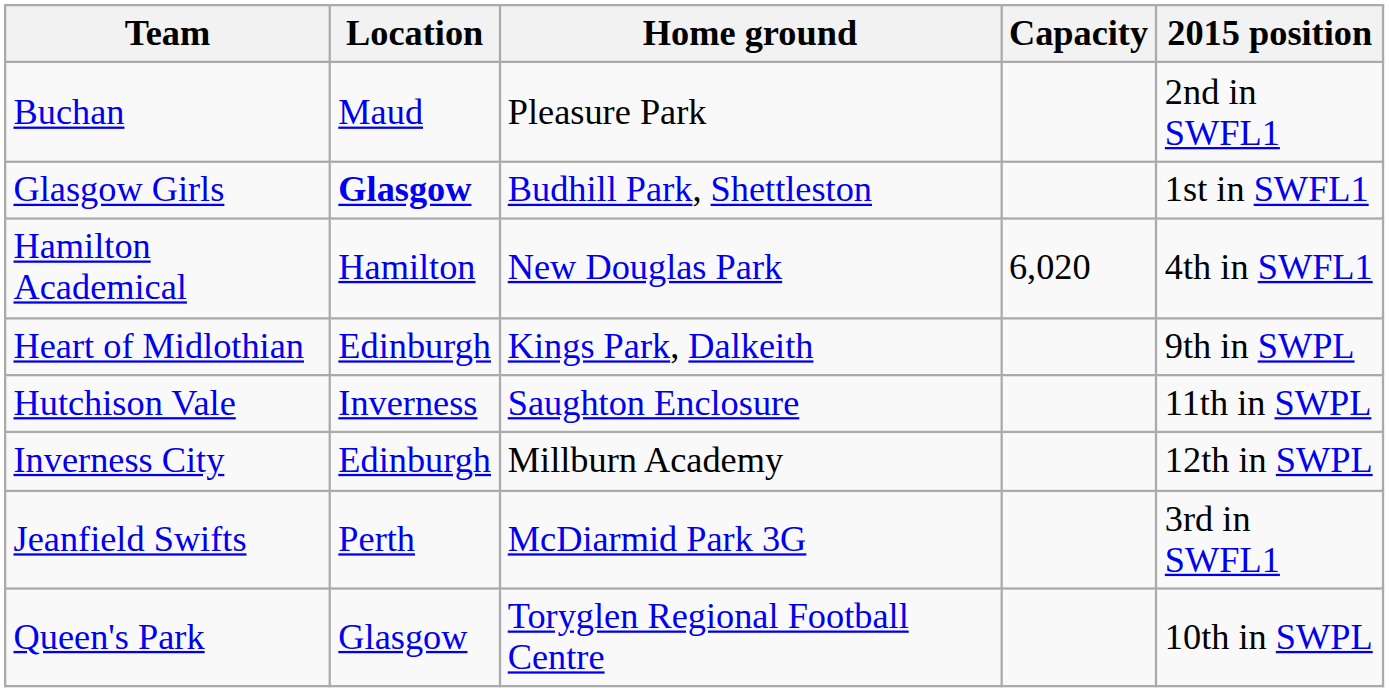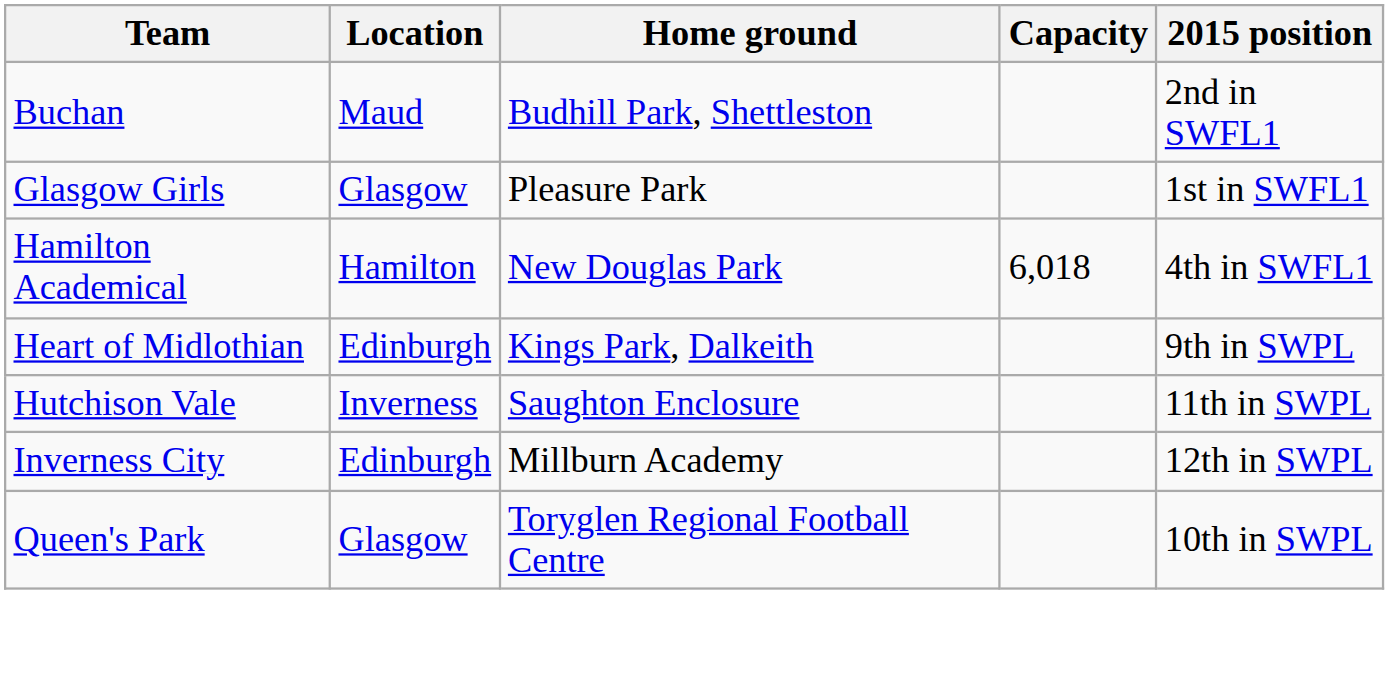(607, 111) Pleasure Park -> (690, 111) Budhill Park, Shettleston
(405, 189) bold -> (403, 189) normal
(690, 189) Budhill Park, Shettleston -> (607, 189) Pleasure Park
(1050, 267) 6,020 -> (1050, 267) 6,018
- row: (130, 538)
